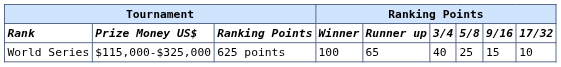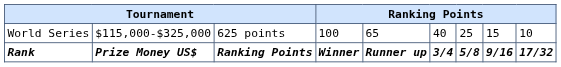rows swapped: (21, 33) <-> (48, 52)
